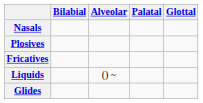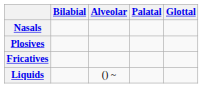- row: (28, 91)
